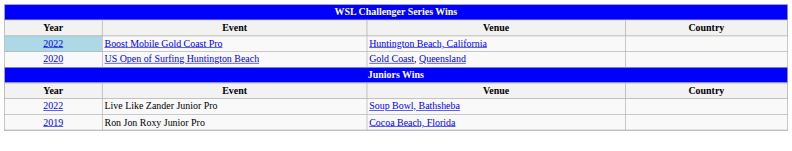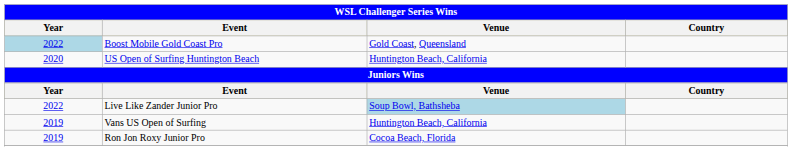(428, 43) Huntington Beach, California -> (418, 43) Gold Coast, Queensland
(418, 59) Gold Coast, Queensland -> (428, 59) Huntington Beach, California
(415, 106) no background -> (415, 106) lightblue background
+ row: (155, 122)
